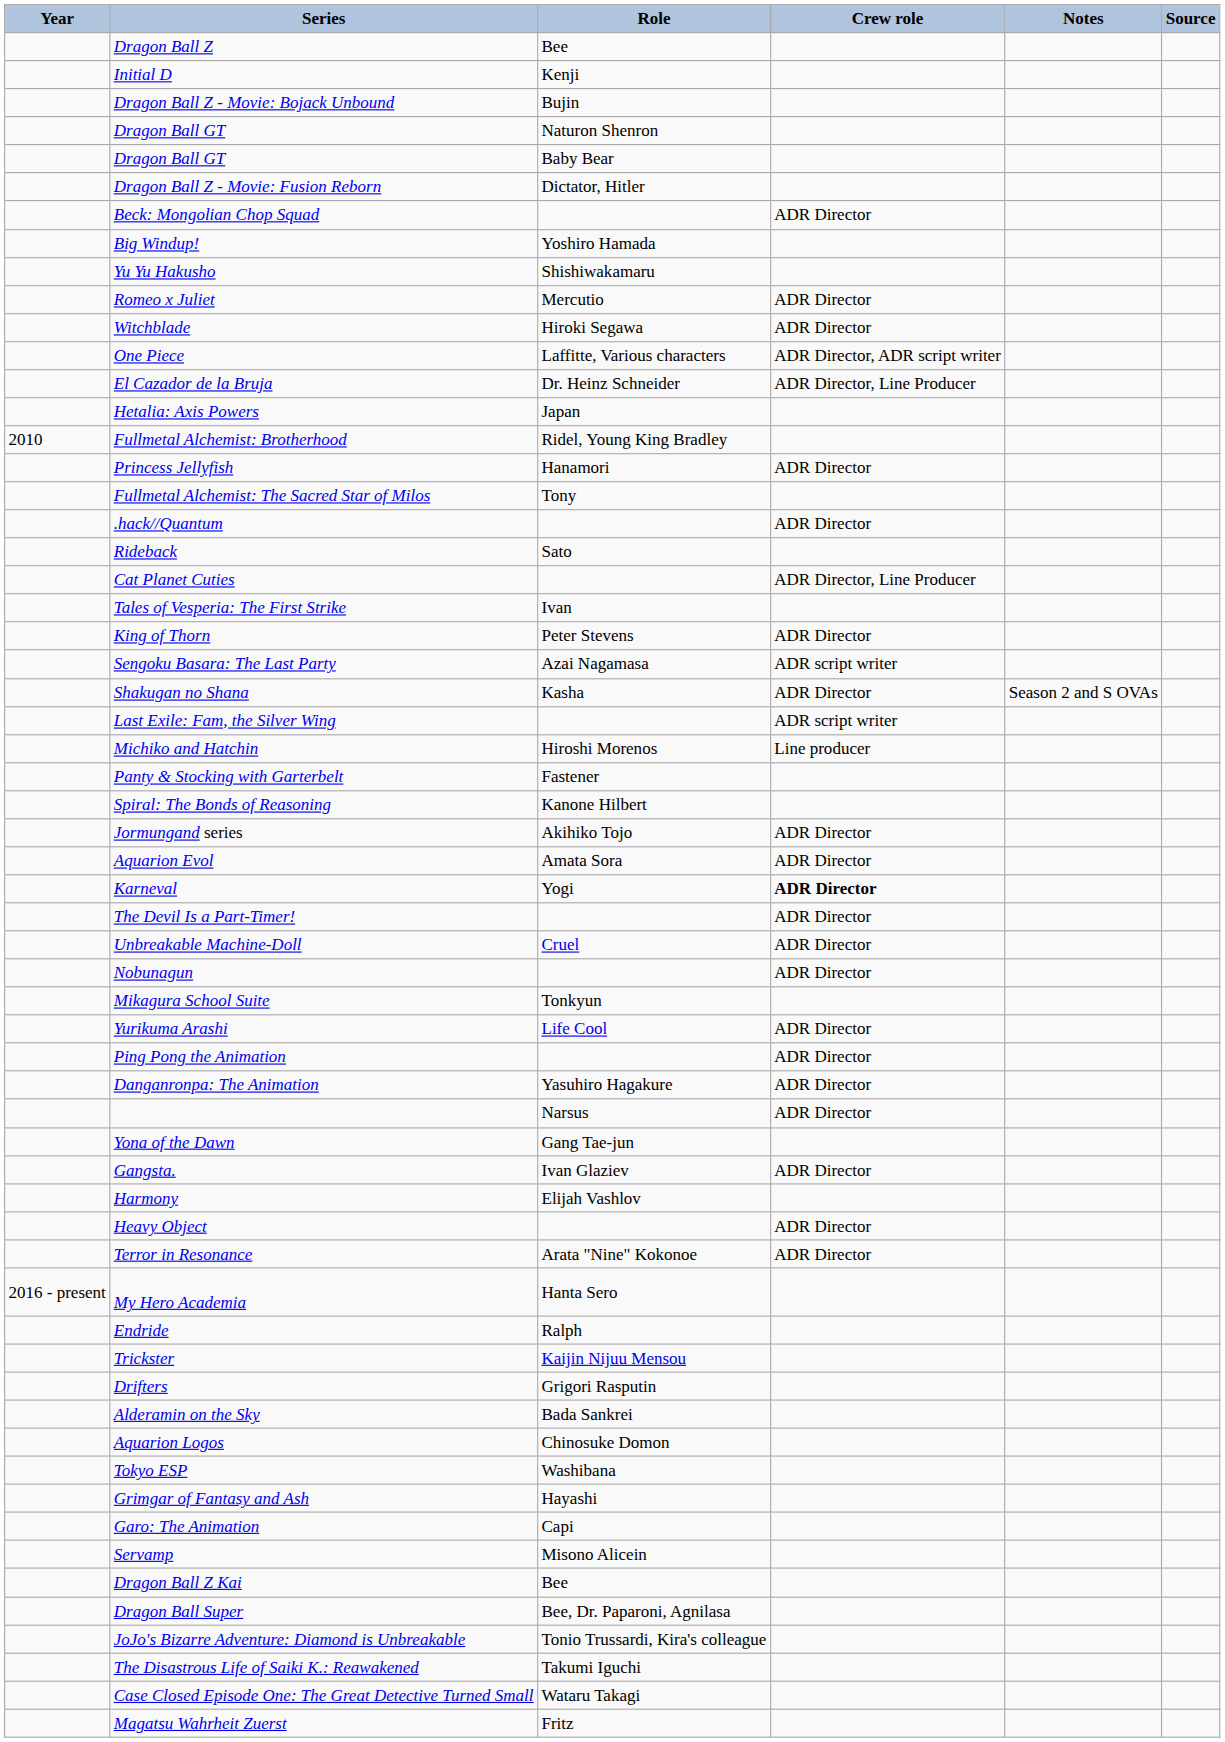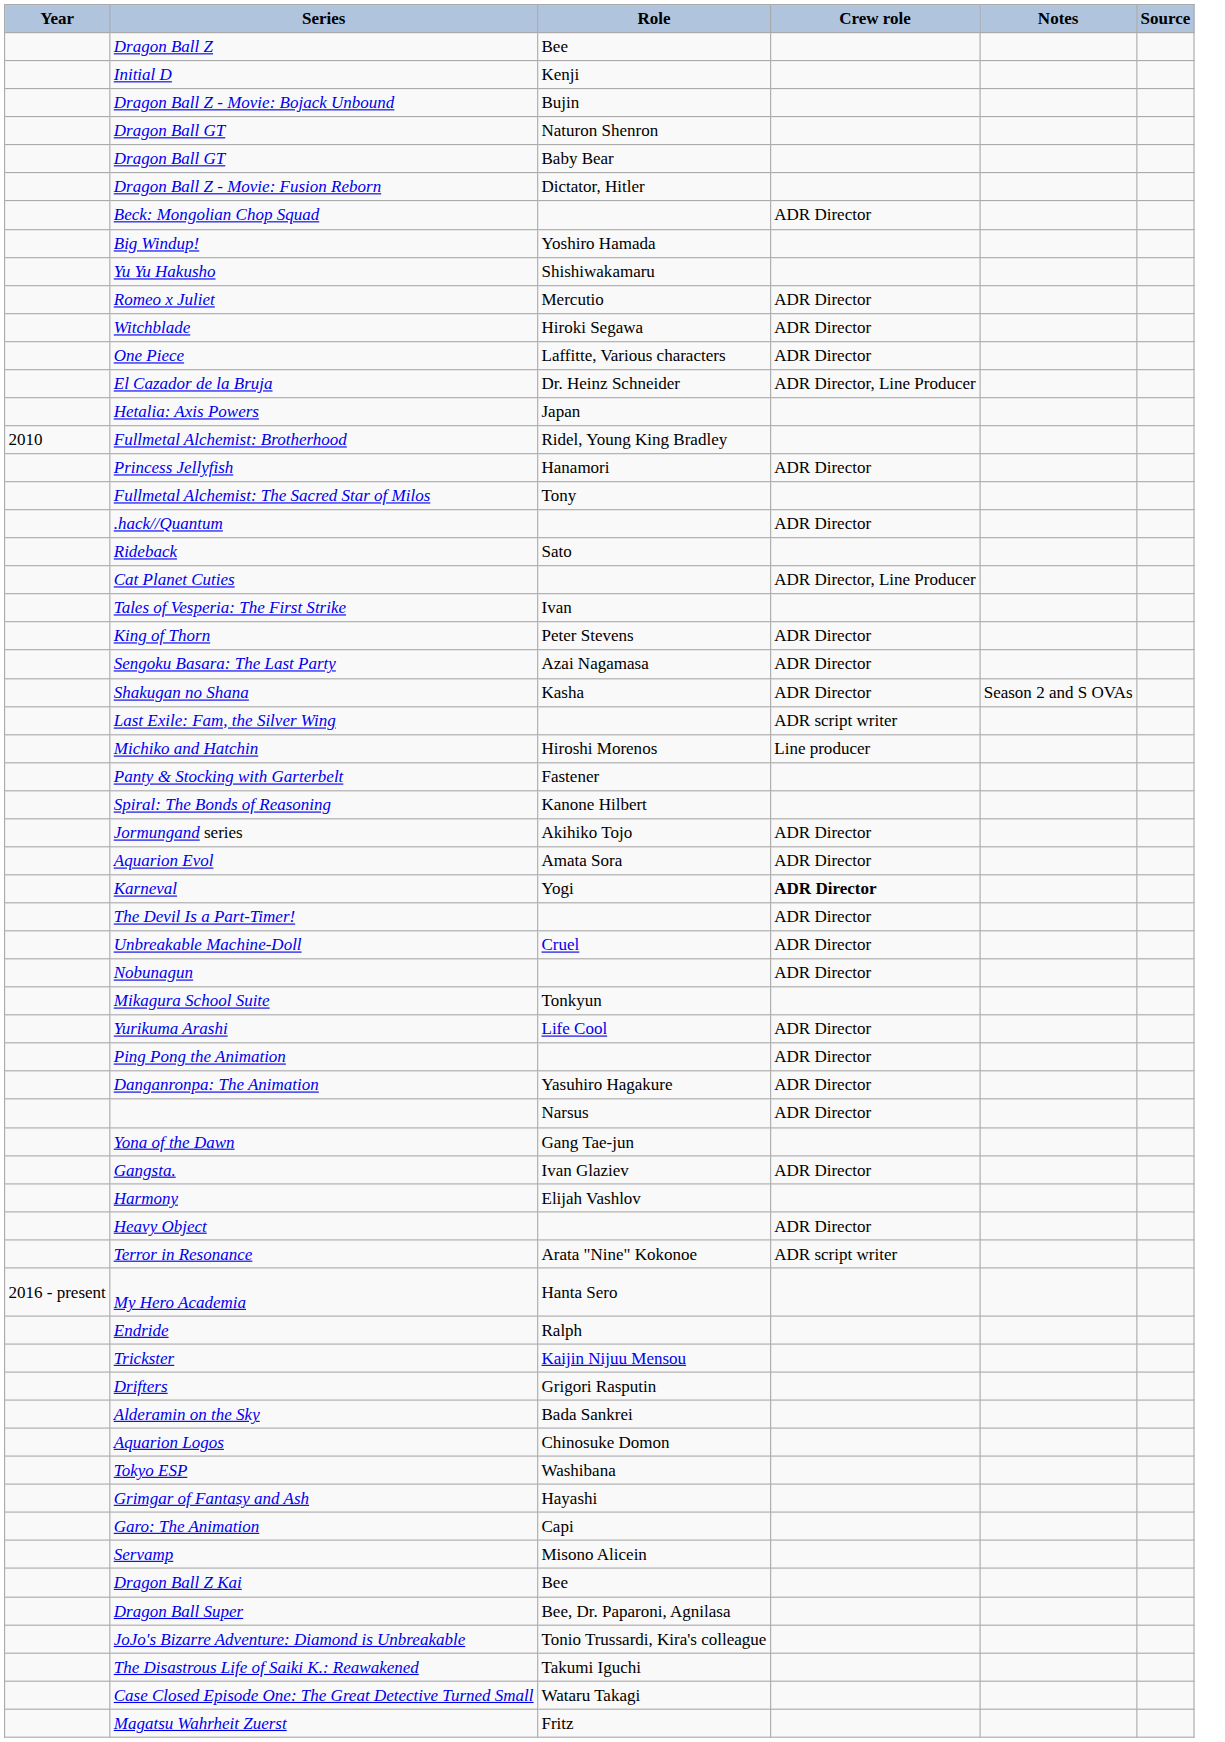(888, 355) ADR Director, ADR script writer -> (823, 355) ADR Director
(836, 664) ADR script writer -> (823, 664) ADR Director
(823, 1253) ADR Director -> (836, 1253) ADR script writer
